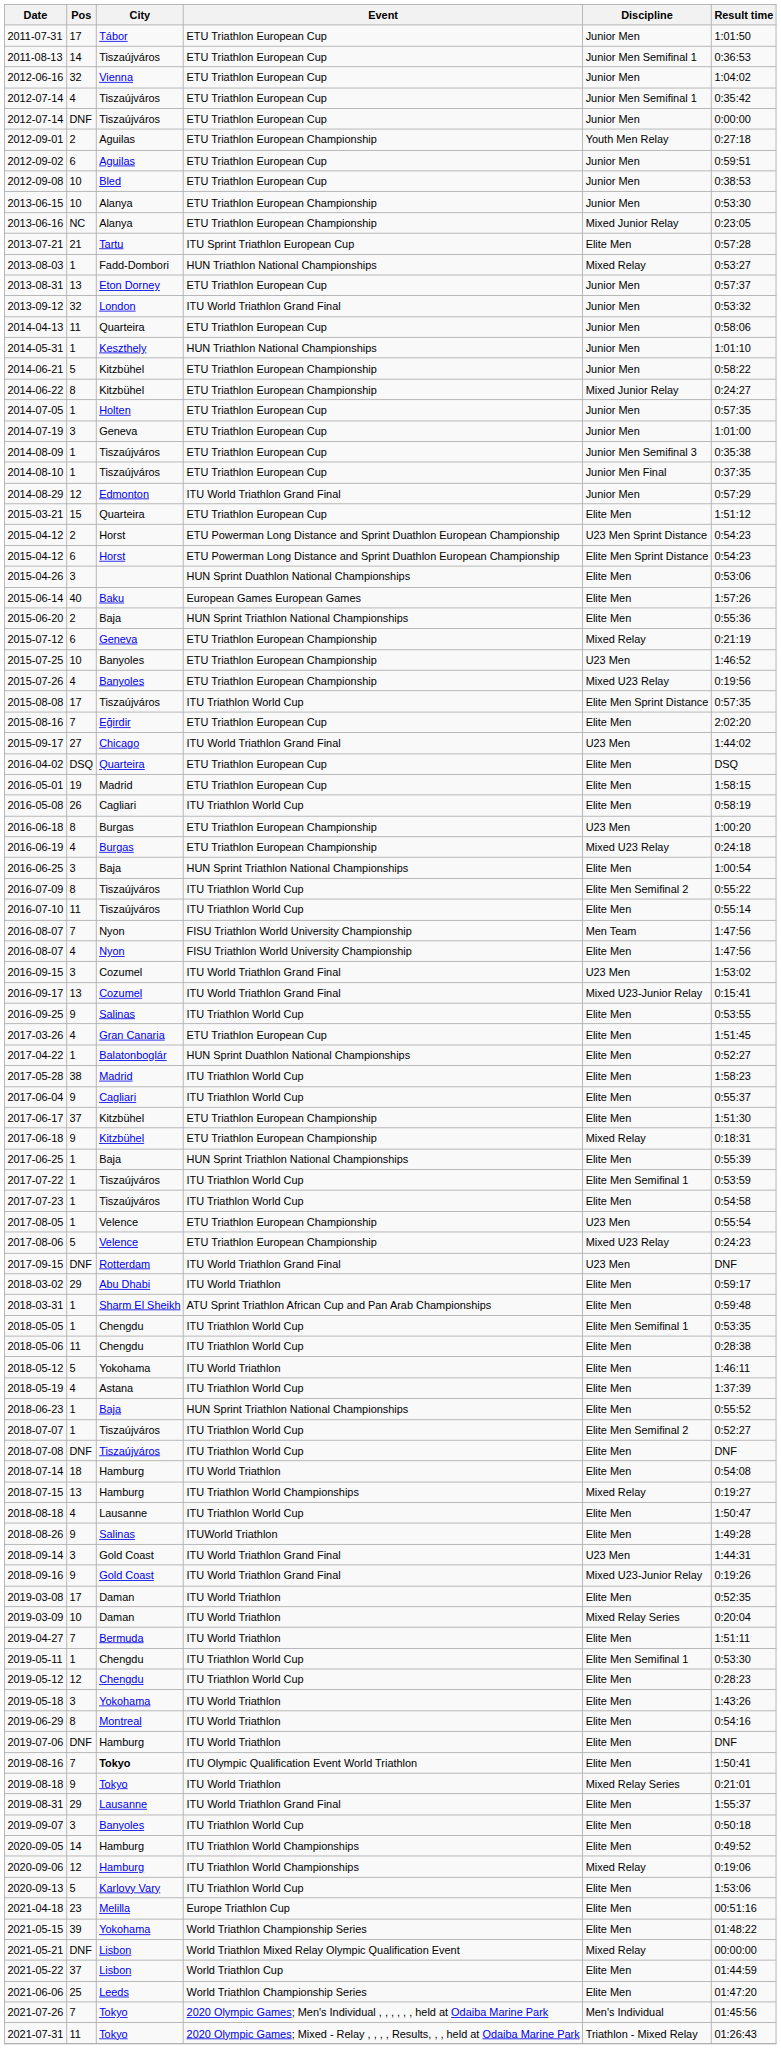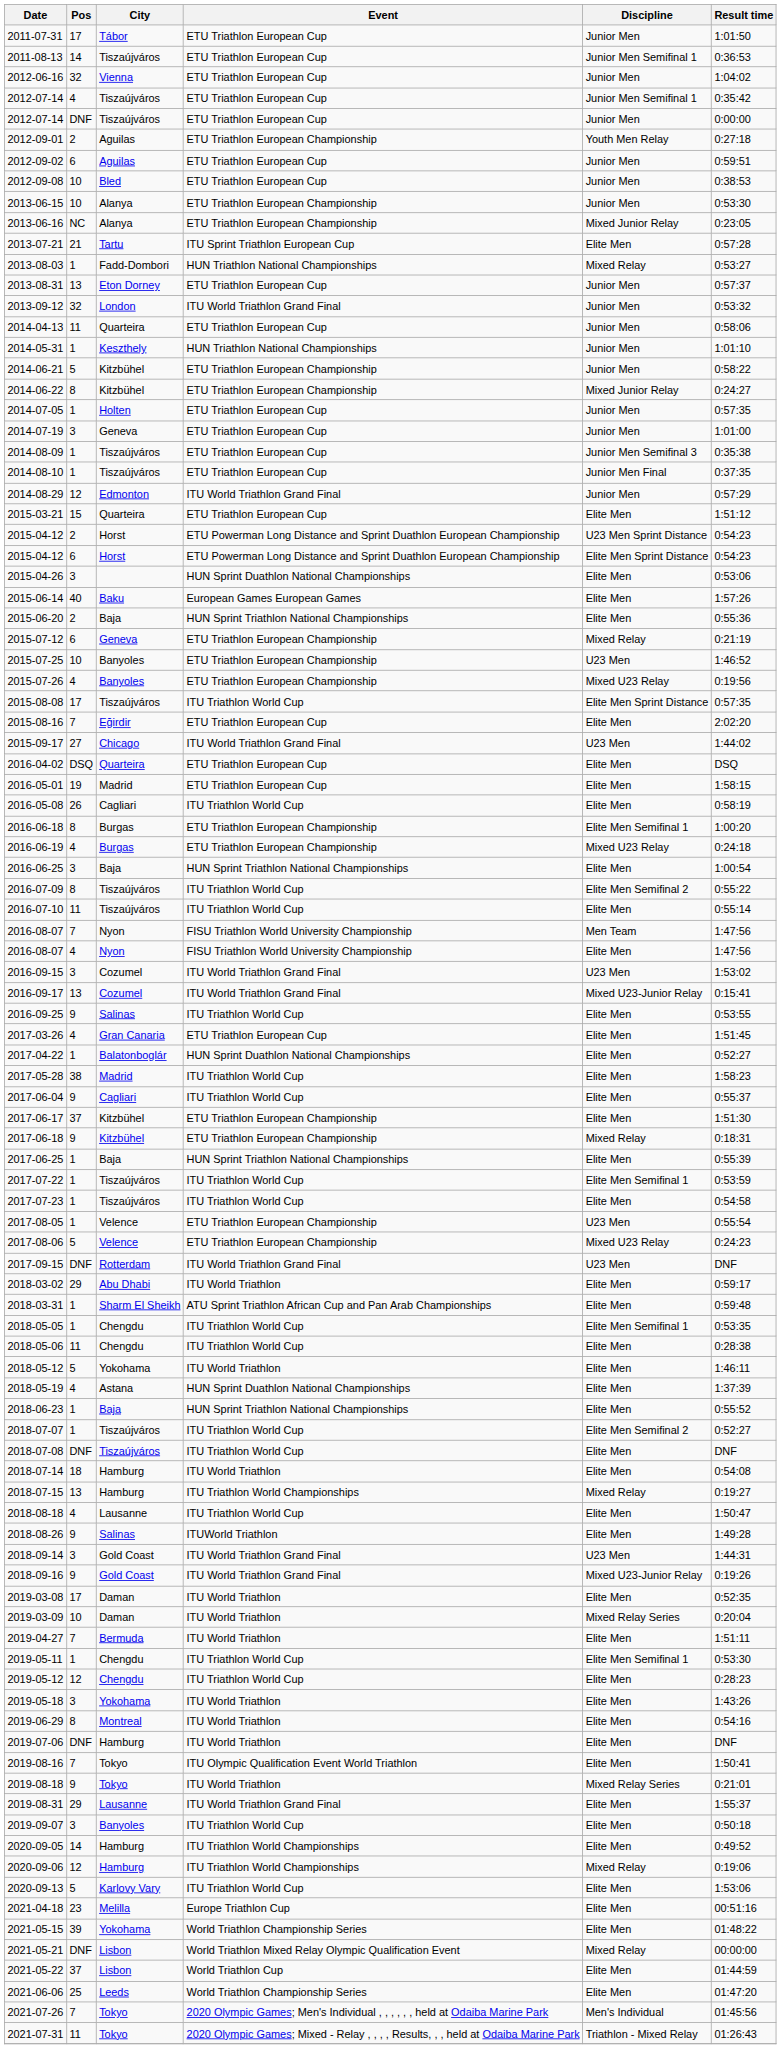(608, 827) U23 Men -> (637, 827) Elite Men Semifinal 1
(245, 1389) ITU Triathlon World Cup -> (298, 1389) HUN Sprint Duathlon National Championships
(115, 1762) bold -> (113, 1763) normal
